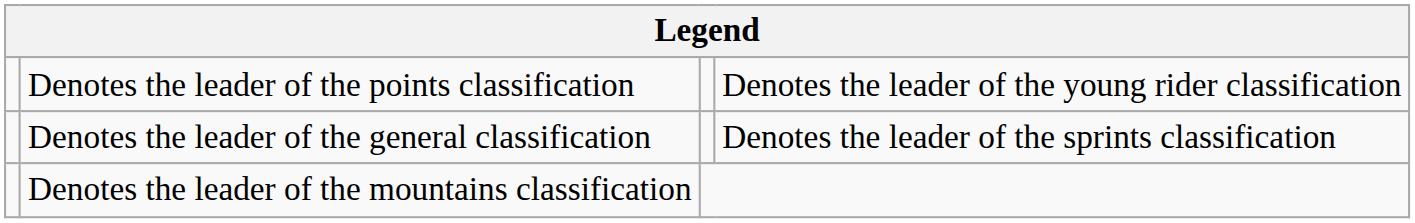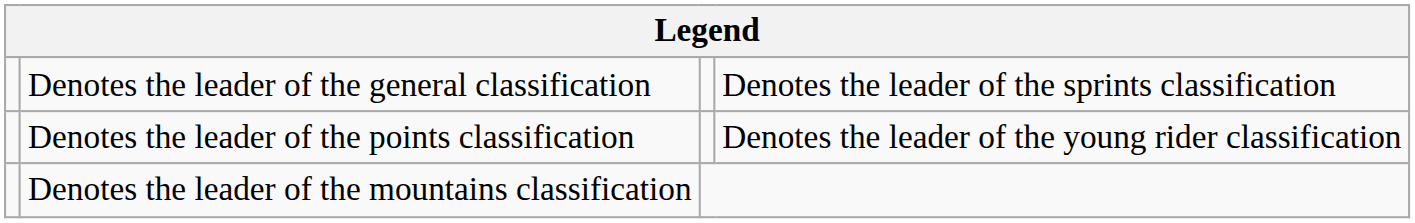rows swapped: (339, 136) <-> (331, 83)
